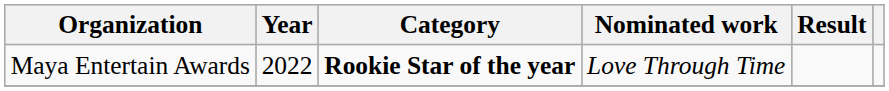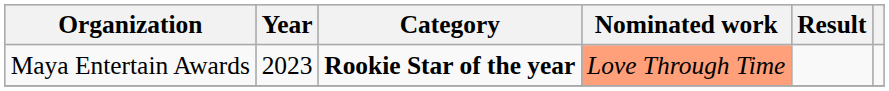(287, 65) 2022 -> (287, 65) 2023
(686, 65) no background -> (686, 65) lightsalmon background
